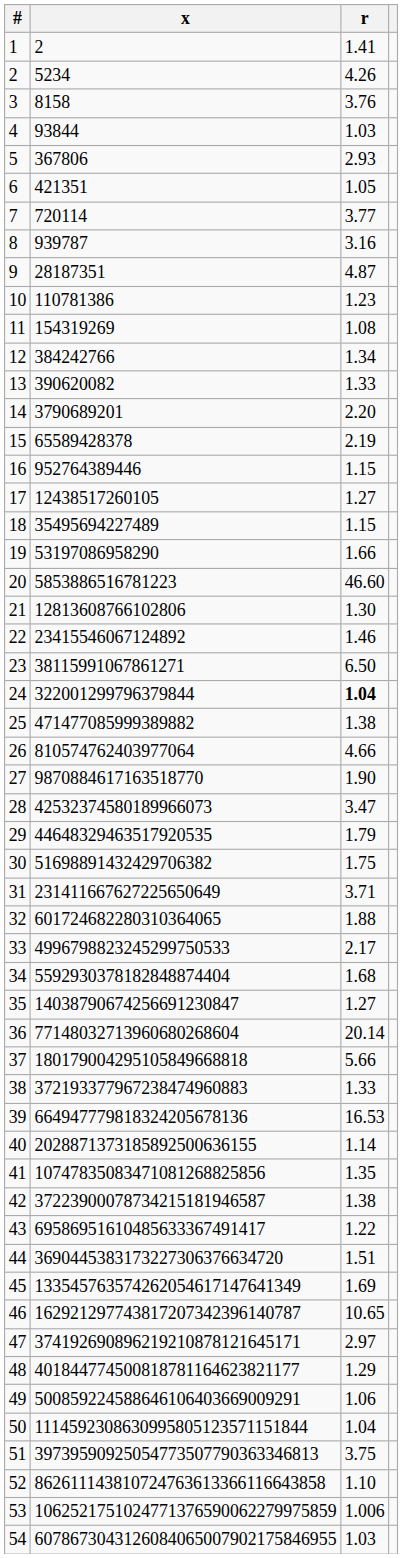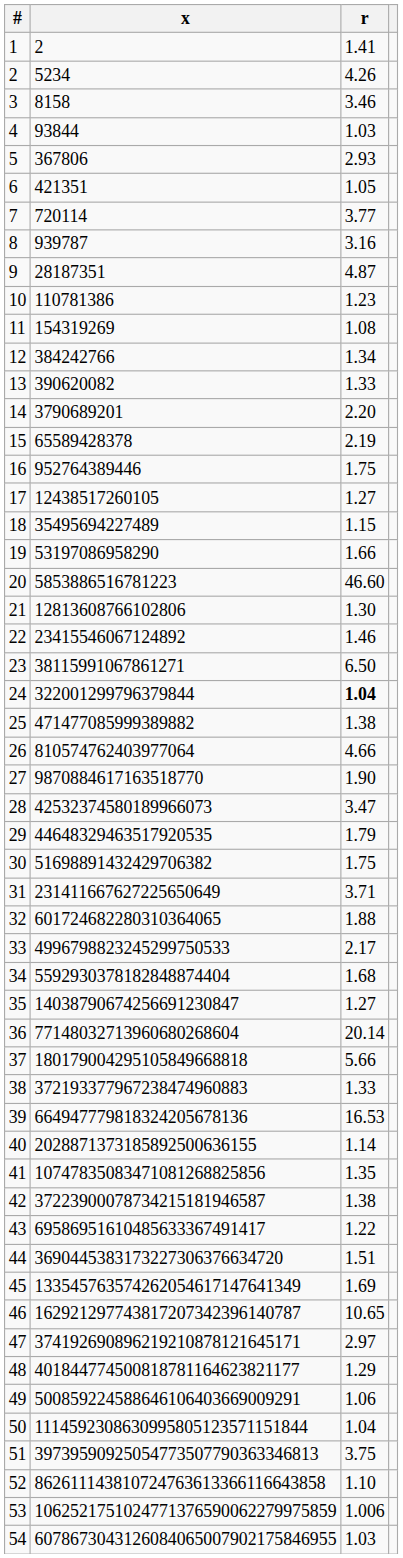(360, 103) 3.76 -> (360, 103) 3.46
(360, 469) 1.15 -> (360, 469) 1.75
